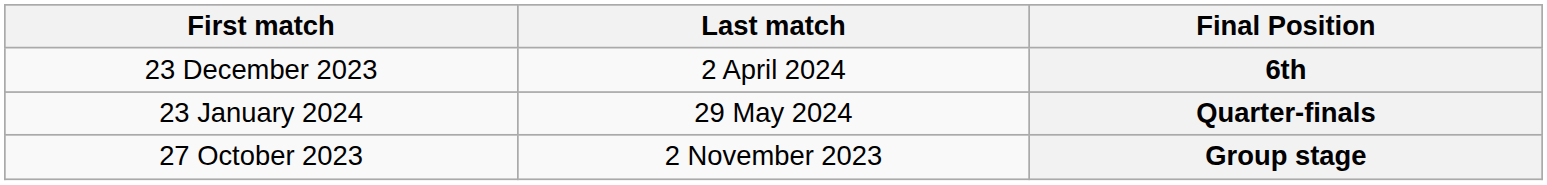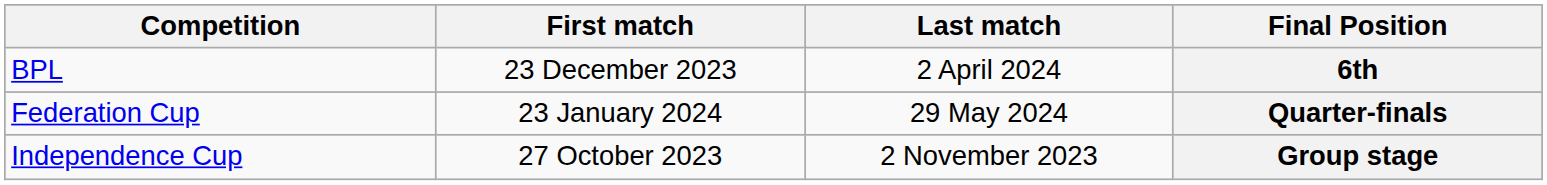+ column: (220, 26)
